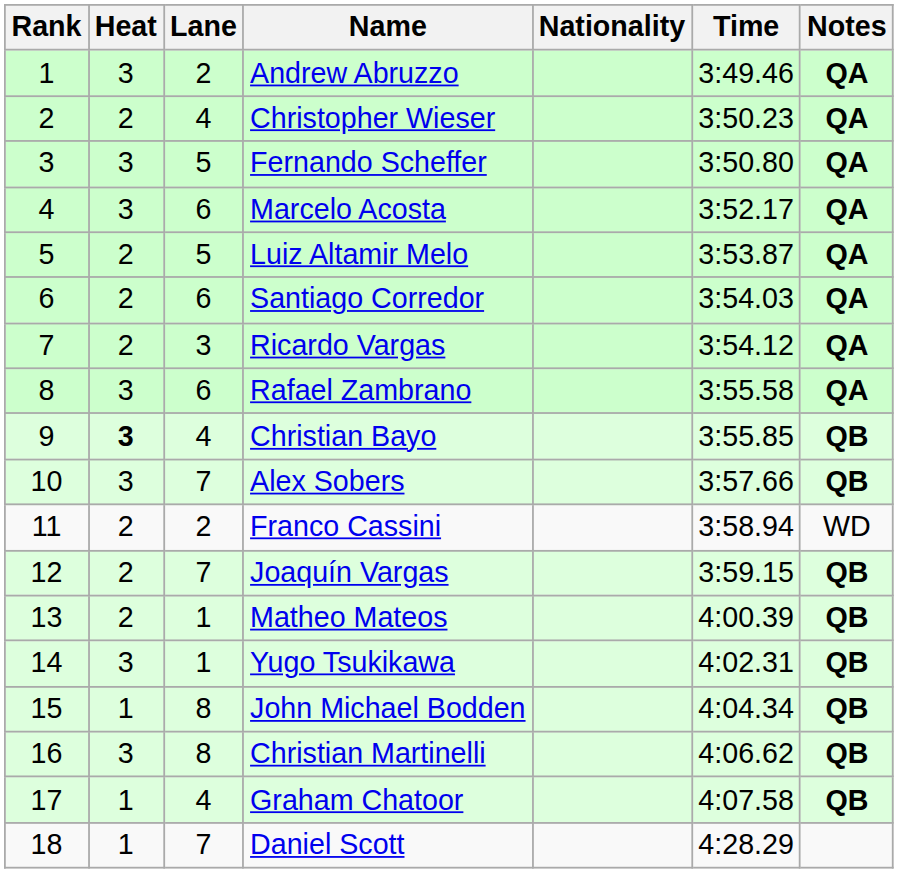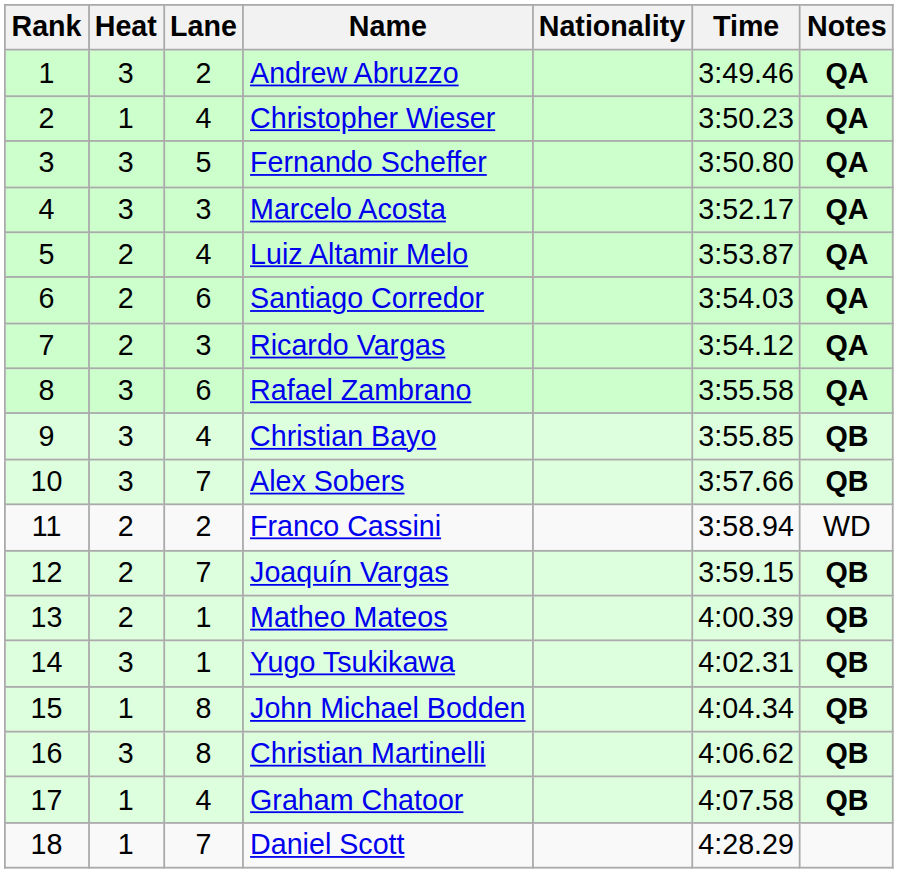(126, 118) 2 -> (126, 118) 1
(203, 208) 6 -> (203, 208) 3
(203, 254) 5 -> (203, 254) 4
(126, 436) bold -> (126, 436) normal
